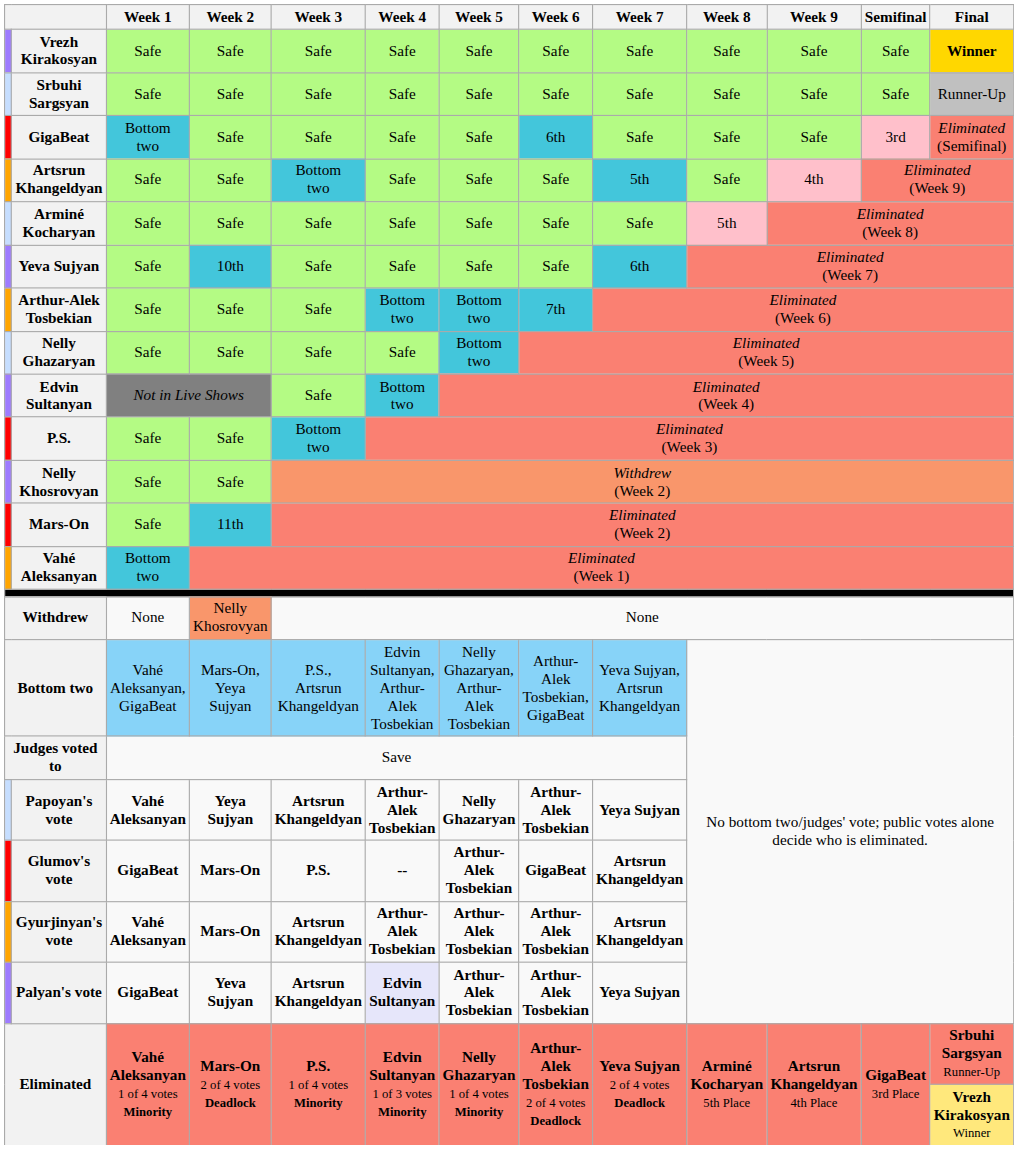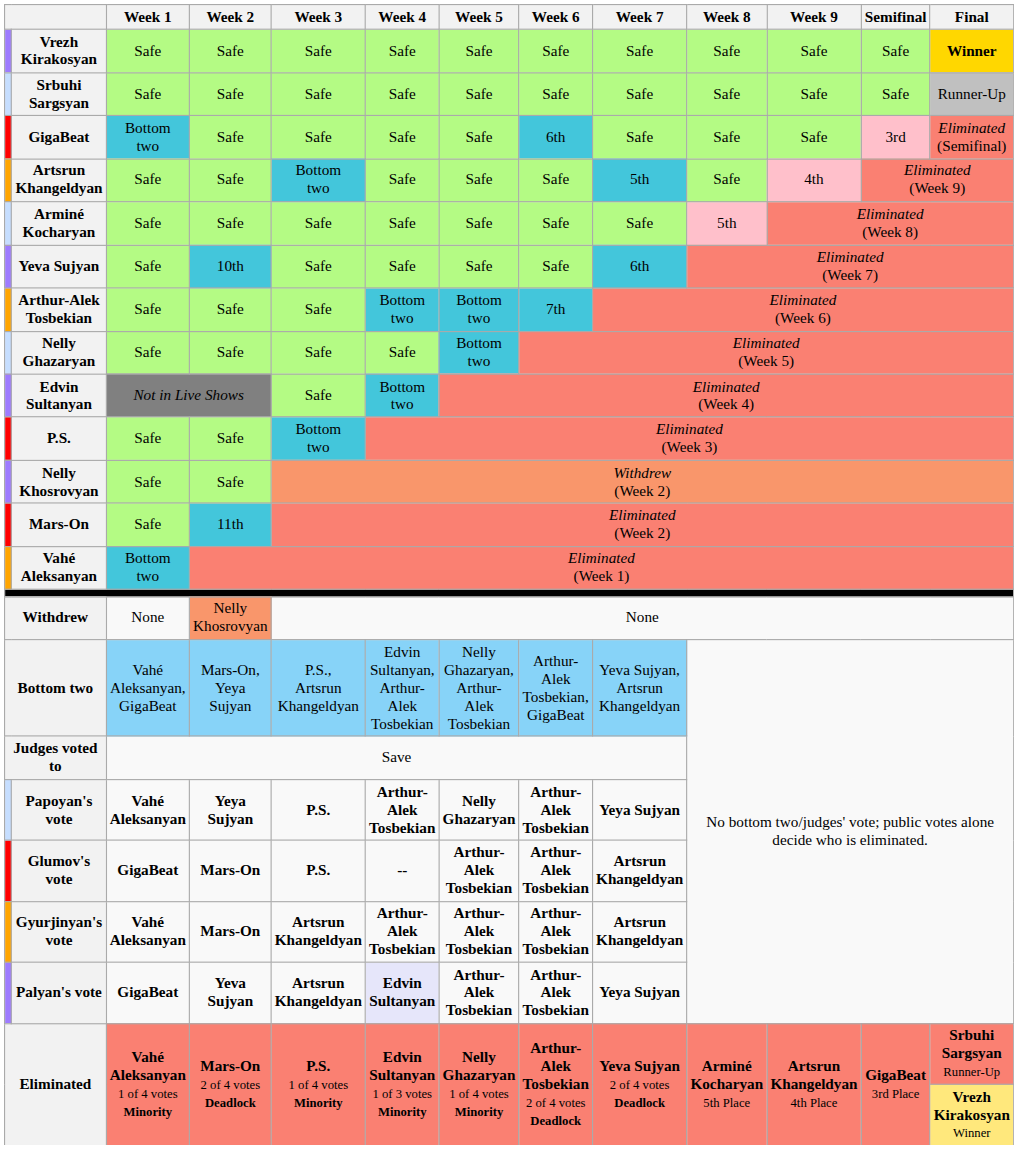(318, 809) Artsrun Khangeldyan -> (318, 809) P.S.
(556, 870) GigaBeat -> (556, 870) Arthur-Alek Tosbekian
